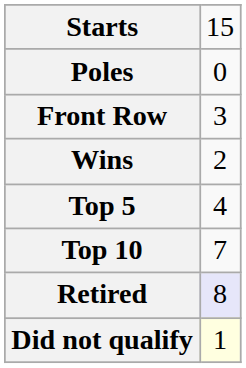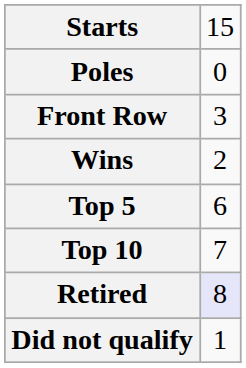(220, 205) 4 -> (220, 205) 6
(220, 339) lightyellow background -> (220, 339) no background
